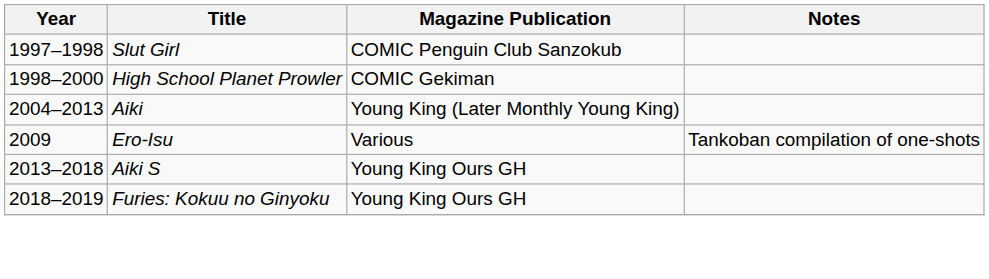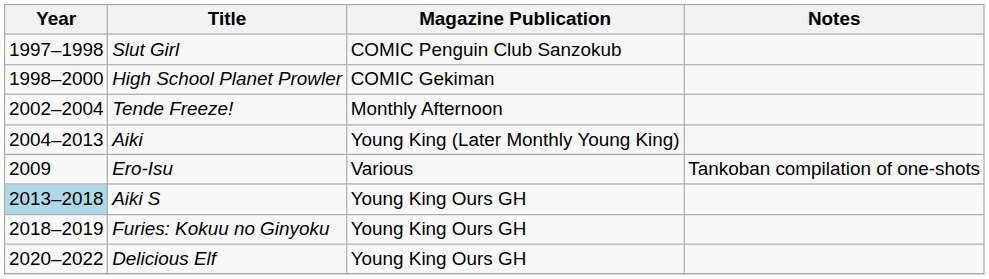+ row: (173, 109)
(56, 169) no background -> (56, 199) lightblue background
+ row: (164, 259)
